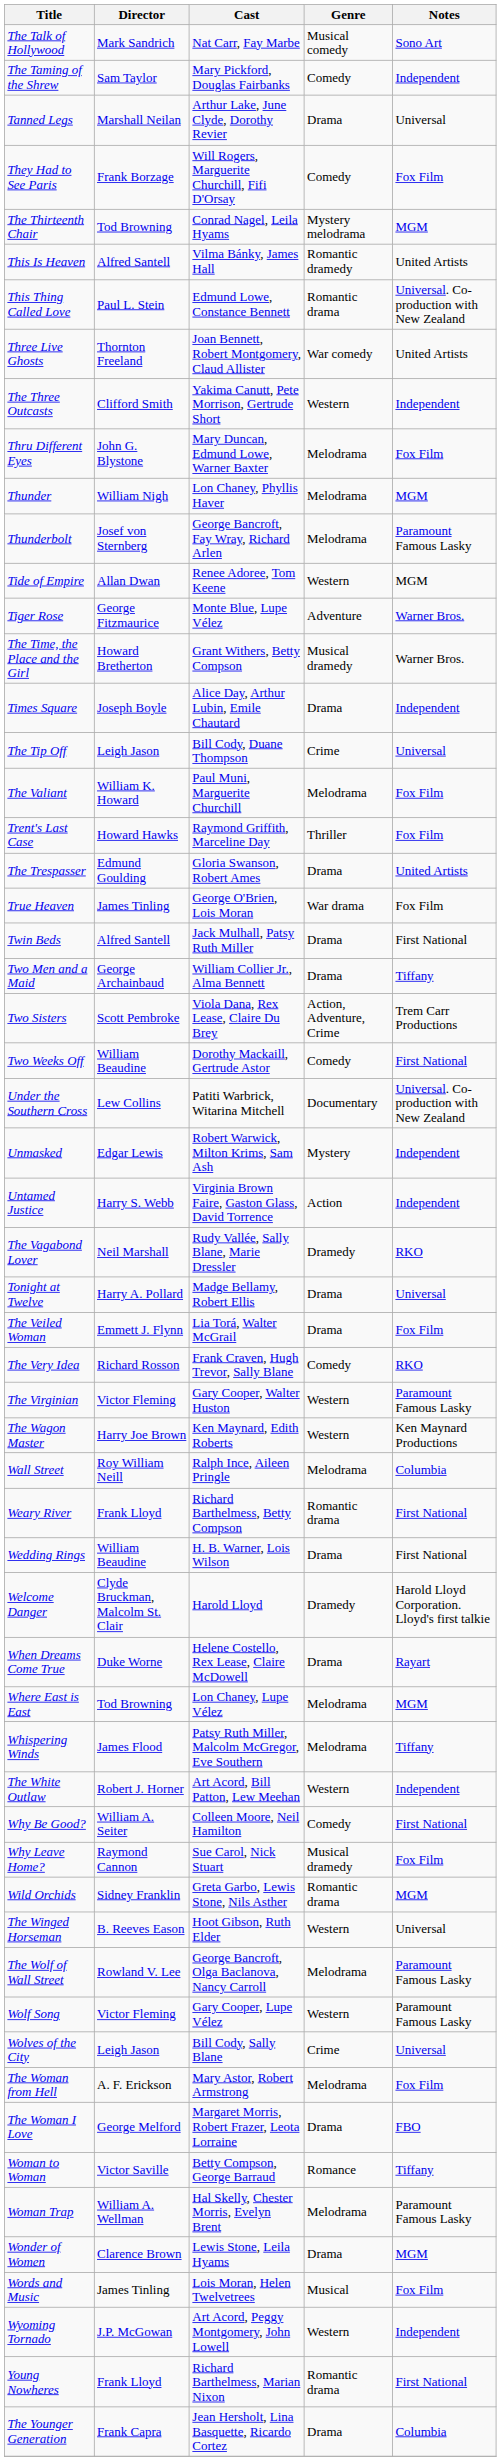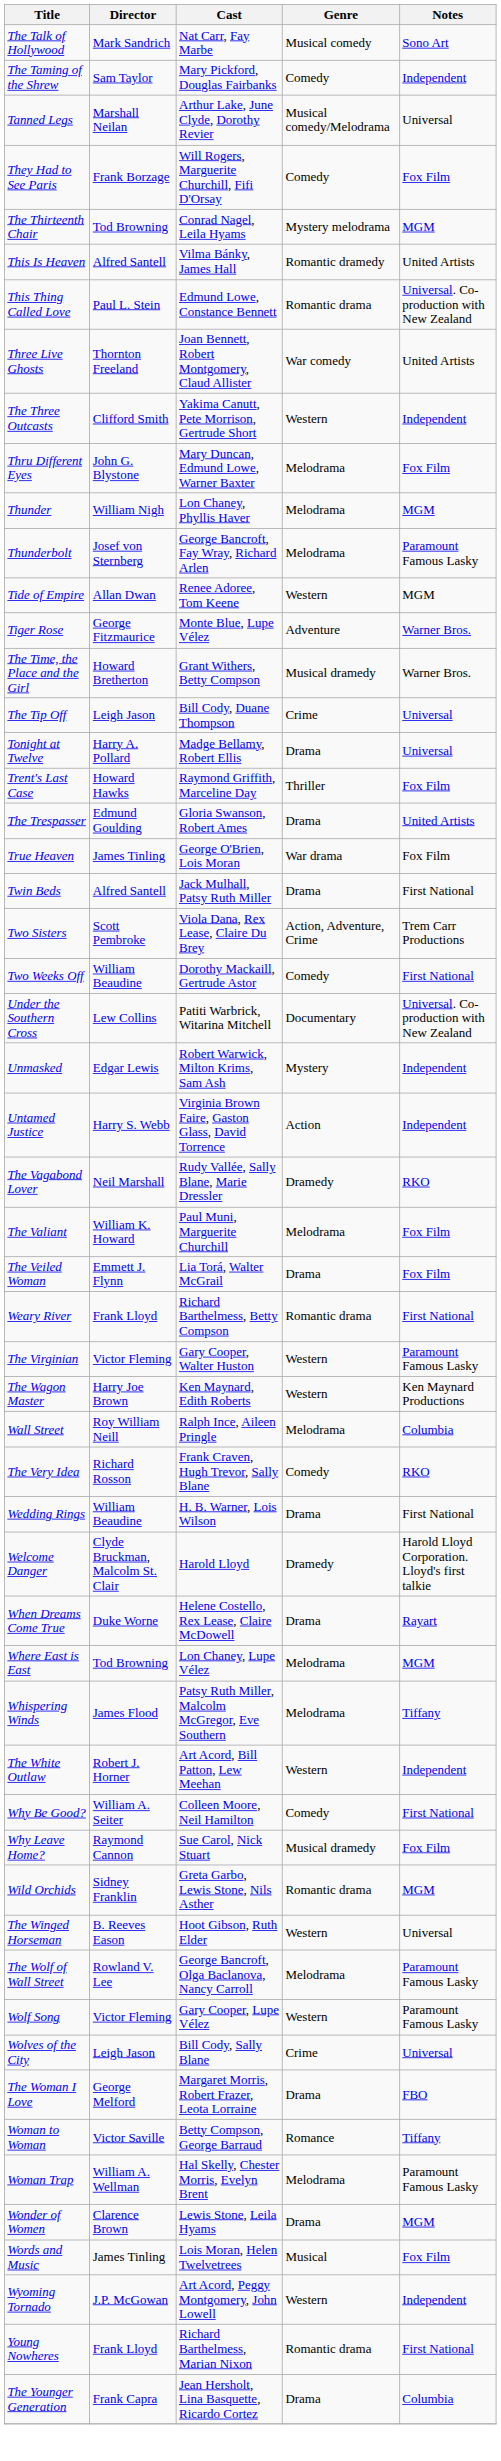(325, 120) Drama -> (338, 120) Musical comedy/Melodrama
- row: (42, 708)
rows swapped: (34, 1294) <-> (37, 792)
- row: (47, 975)
rows swapped: (43, 1365) <-> (39, 1512)
- row: (38, 2084)
